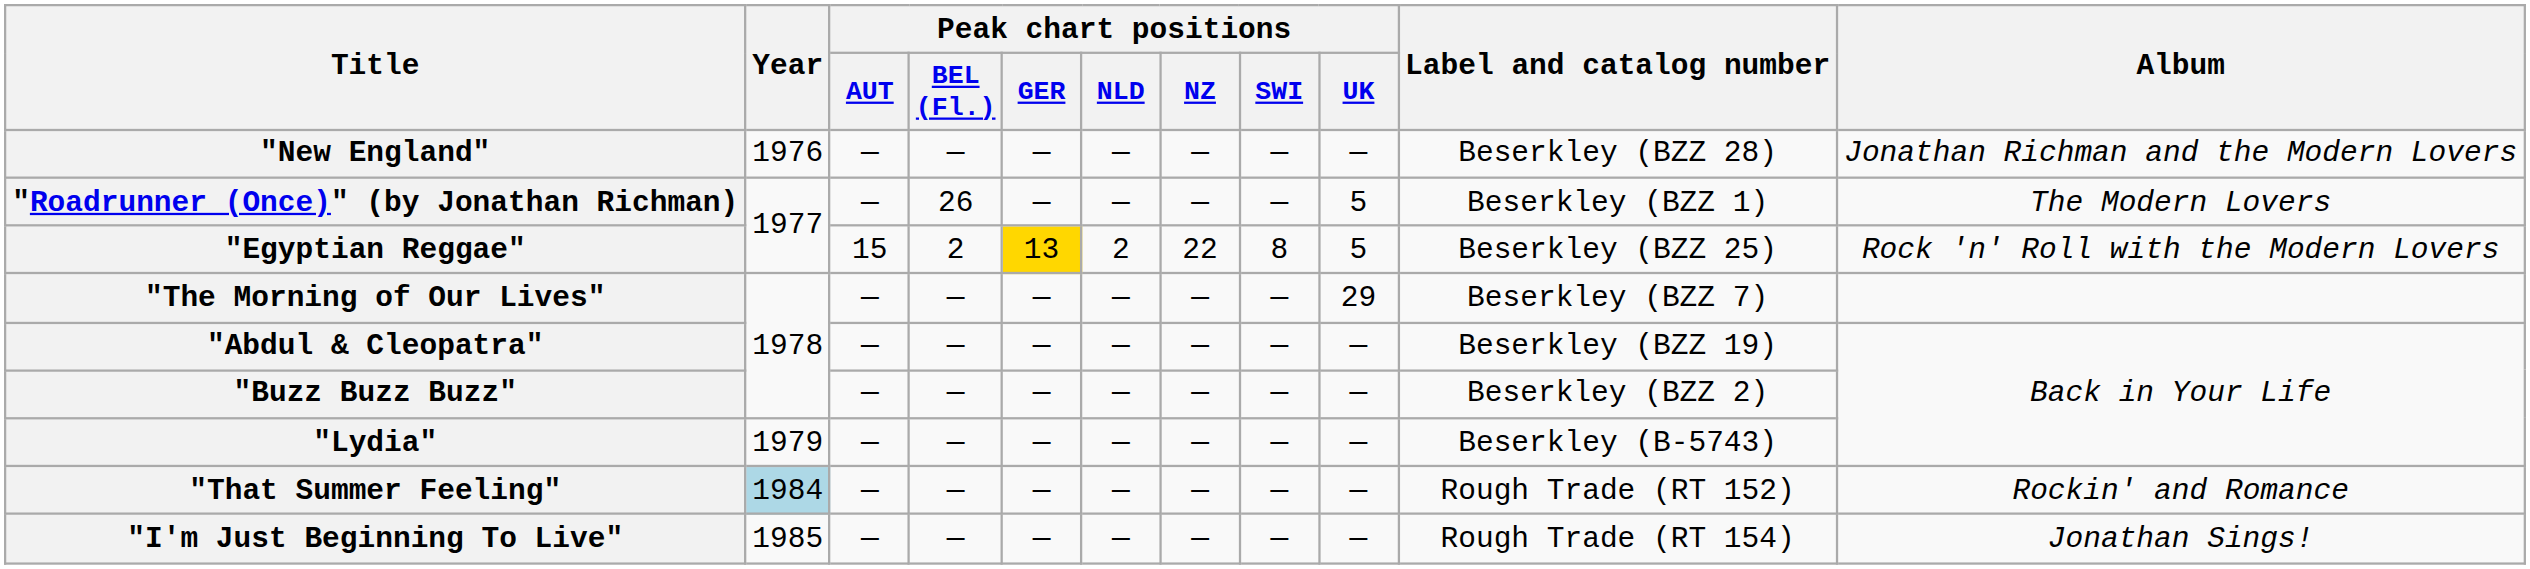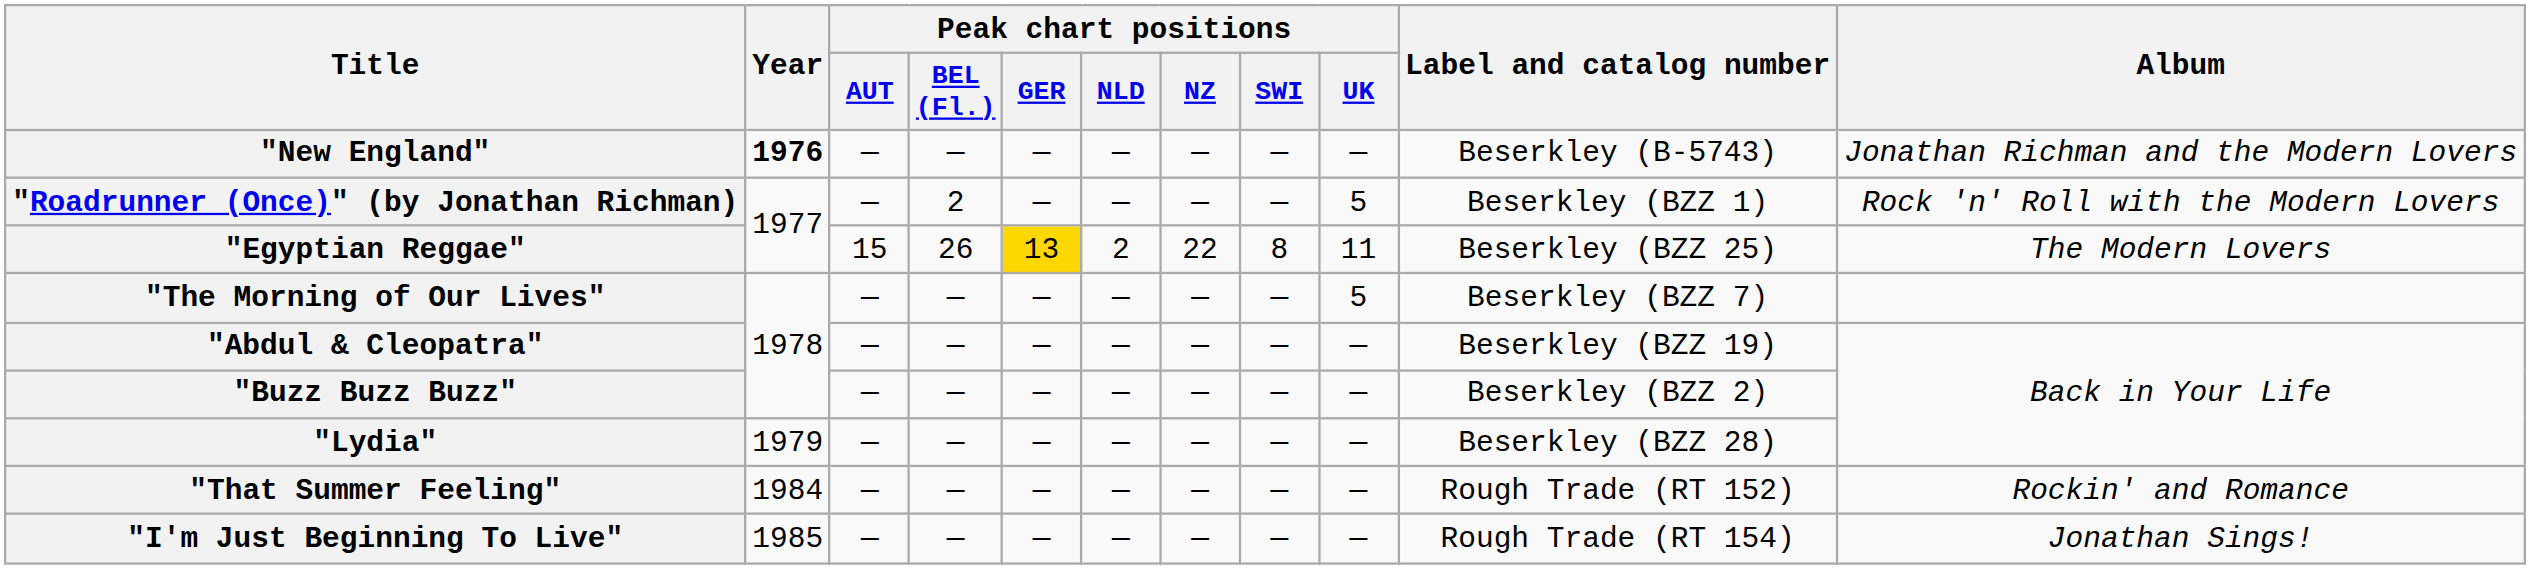(788, 154) normal -> (788, 154) bold
(1618, 154) Beserkley (BZZ 28) -> (1618, 154) Beserkley (B-5743)
(956, 202) 26 -> (956, 202) 2
(2181, 202) The Modern Lovers -> (2181, 202) Rock 'n' Roll with the Modern Lovers
(956, 250) 2 -> (956, 250) 26
(1358, 250) 5 -> (1358, 250) 11
(2181, 250) Rock 'n' Roll with the Modern Lovers -> (2181, 250) The Modern Lovers
(1358, 298) 29 -> (1358, 298) 5
(1618, 442) Beserkley (B-5743) -> (1618, 442) Beserkley (BZZ 28)
(788, 490) lightblue background -> (788, 490) no background
